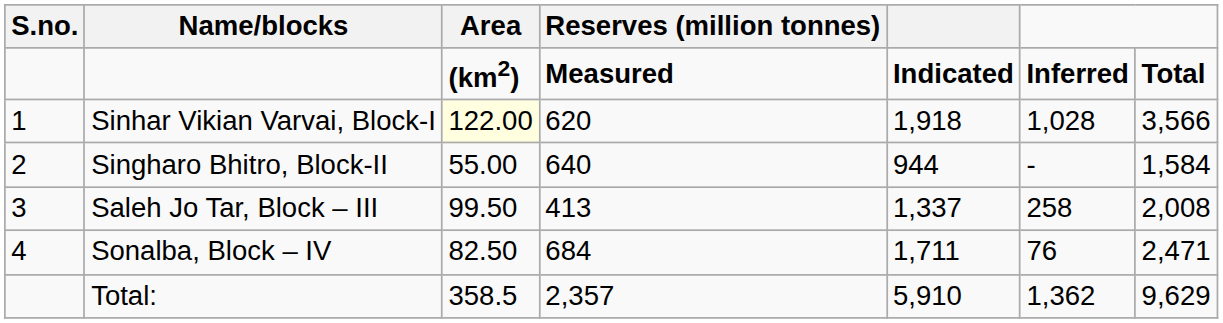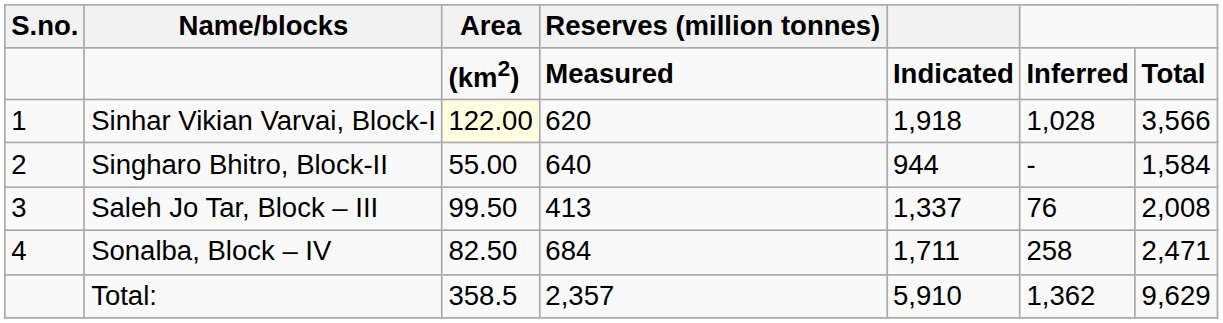(1049, 208) 258 -> (1042, 208) 76
(1042, 251) 76 -> (1049, 251) 258
